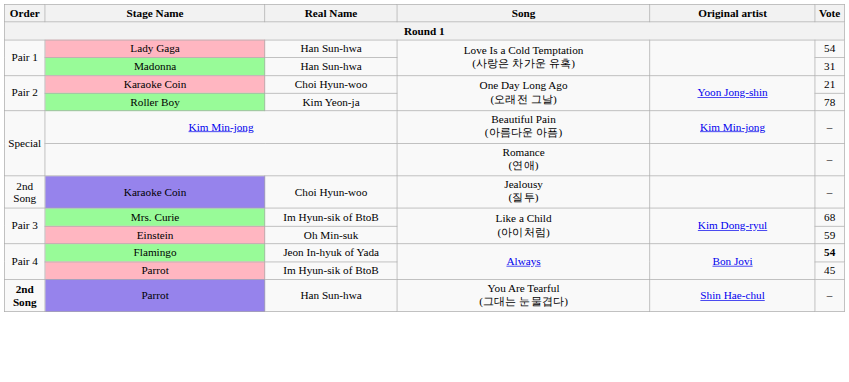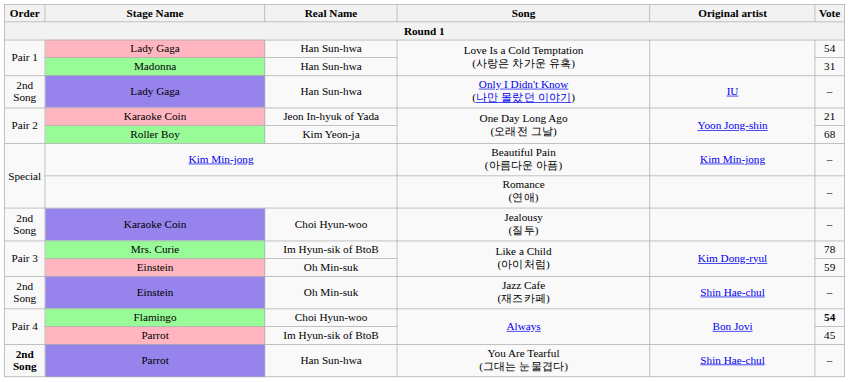+ row: (155, 91)
(331, 84) Choi Hyun-woo -> (331, 116) Jeon In-hyuk of Yada
(830, 102) 78 -> (830, 134) 68
(830, 217) 68 -> (830, 249) 78
+ row: (155, 292)
(331, 252) Jeon In-hyuk of Yada -> (331, 317) Choi Hyun-woo
